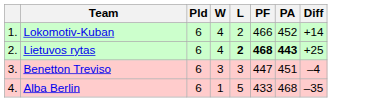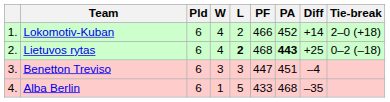+ column: (356, 13)
(263, 50) bold -> (263, 50) normal
